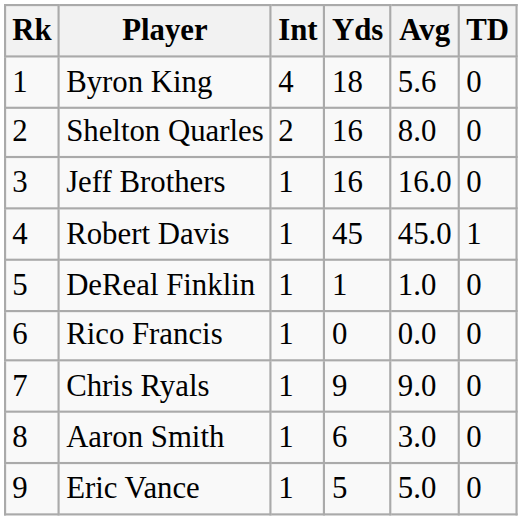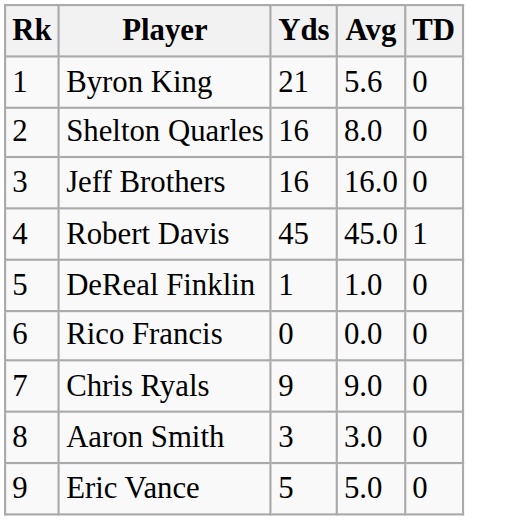- column: (298, 30)
(347, 81) 18 -> (294, 81) 21
(340, 436) 6 -> (286, 436) 3
